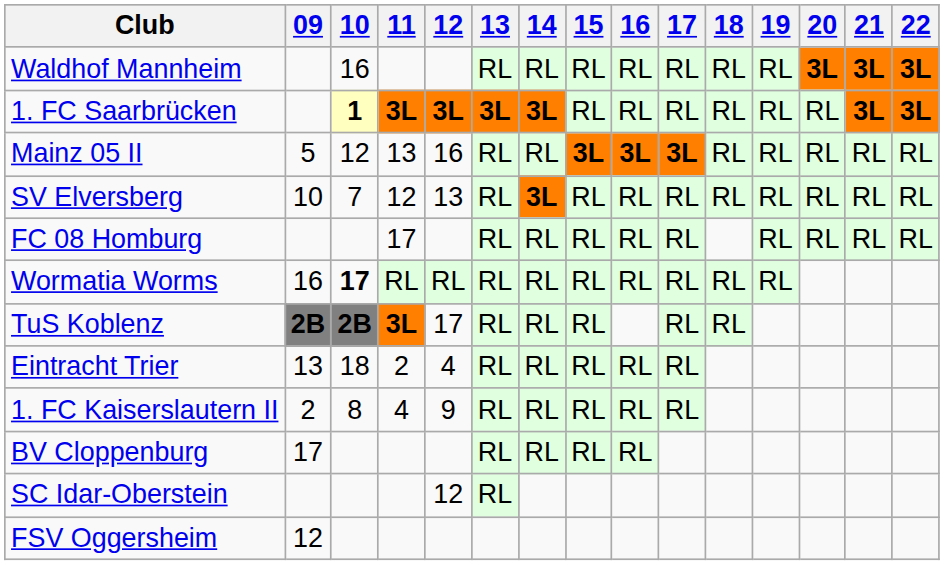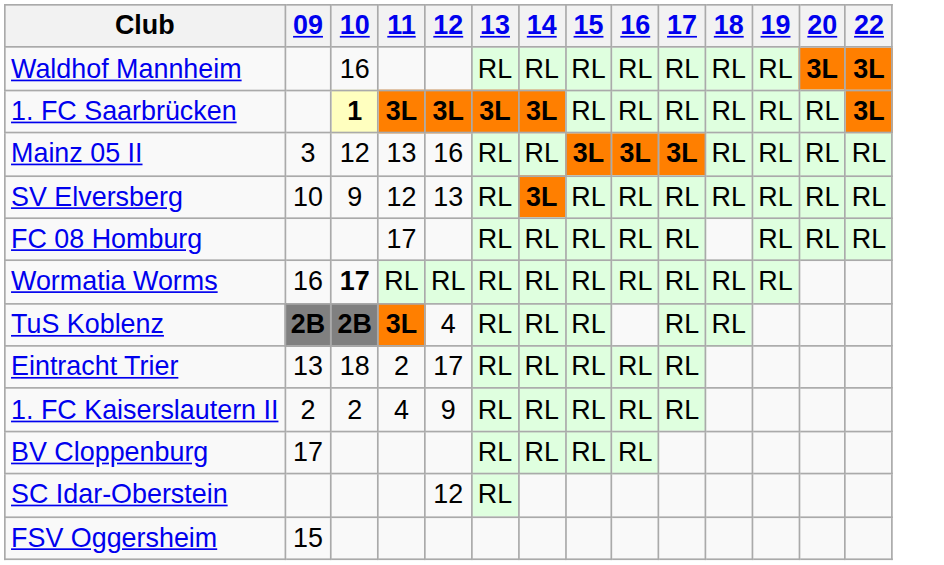- column: (869, 25)
(308, 153) 5 -> (308, 153) 3
(355, 196) 7 -> (355, 196) 9
(448, 324) 17 -> (448, 324) 4
(448, 366) 4 -> (448, 366) 17
(355, 409) 8 -> (355, 409) 2
(308, 537) 12 -> (308, 537) 15
